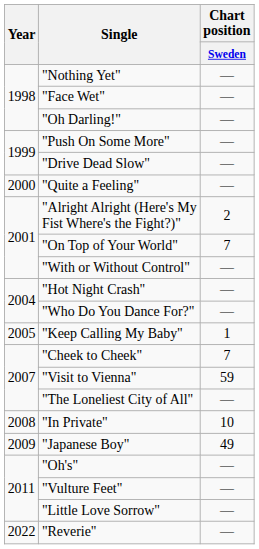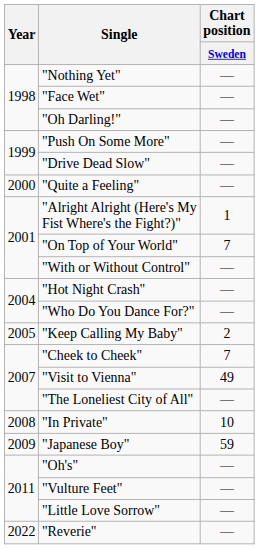(227, 215) 2 -> (227, 215) 1
(227, 333) 1 -> (227, 333) 2
(227, 378) 59 -> (227, 378) 49
(227, 444) 49 -> (227, 444) 59
